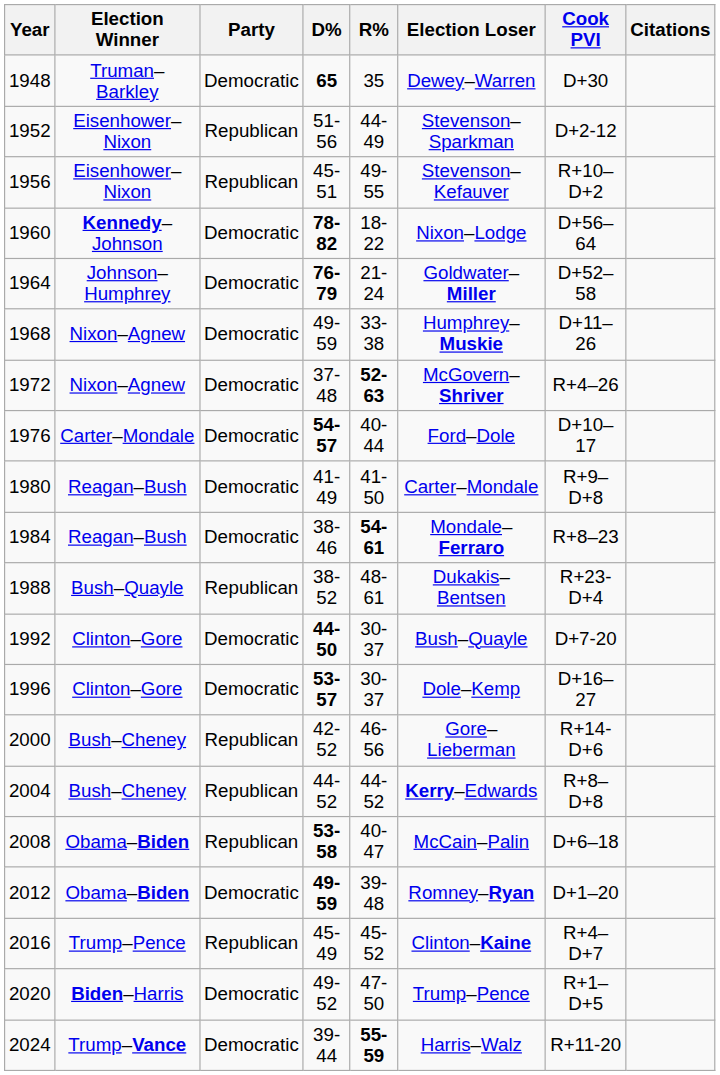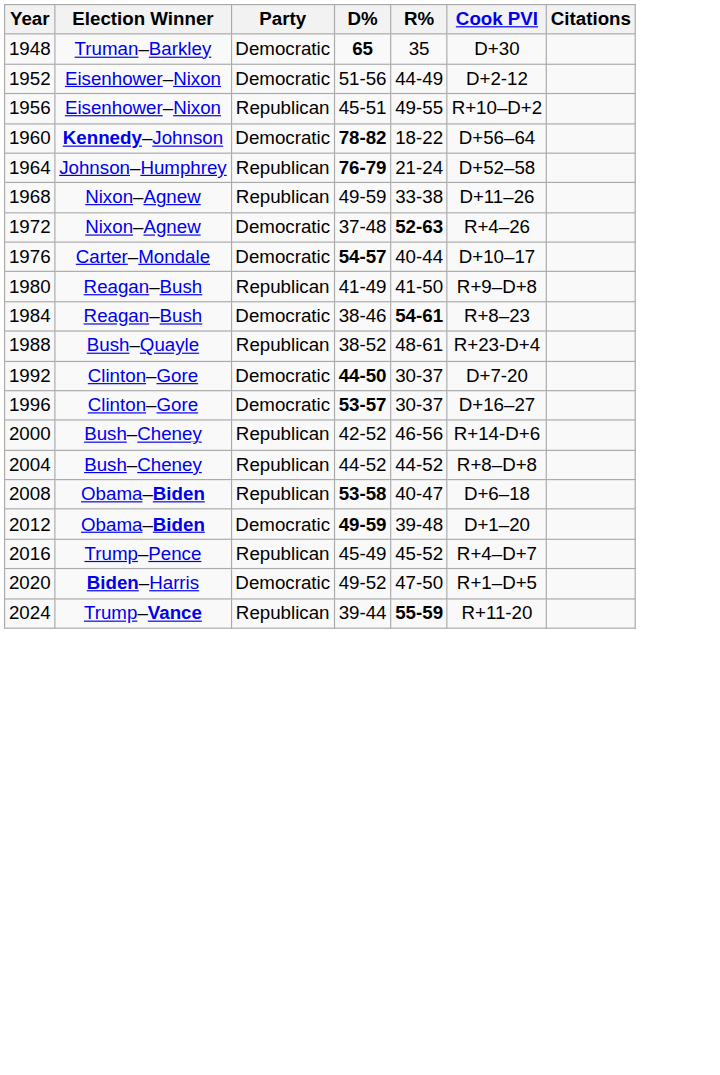- column: (471, 29)
(251, 131) Republican -> (283, 78) Democratic
(251, 283) Democratic -> (283, 167) Republican
(251, 334) Democratic -> (283, 197) Republican
(251, 486) Democratic -> (283, 286) Republican
(251, 1044) Democratic -> (283, 613) Republican
